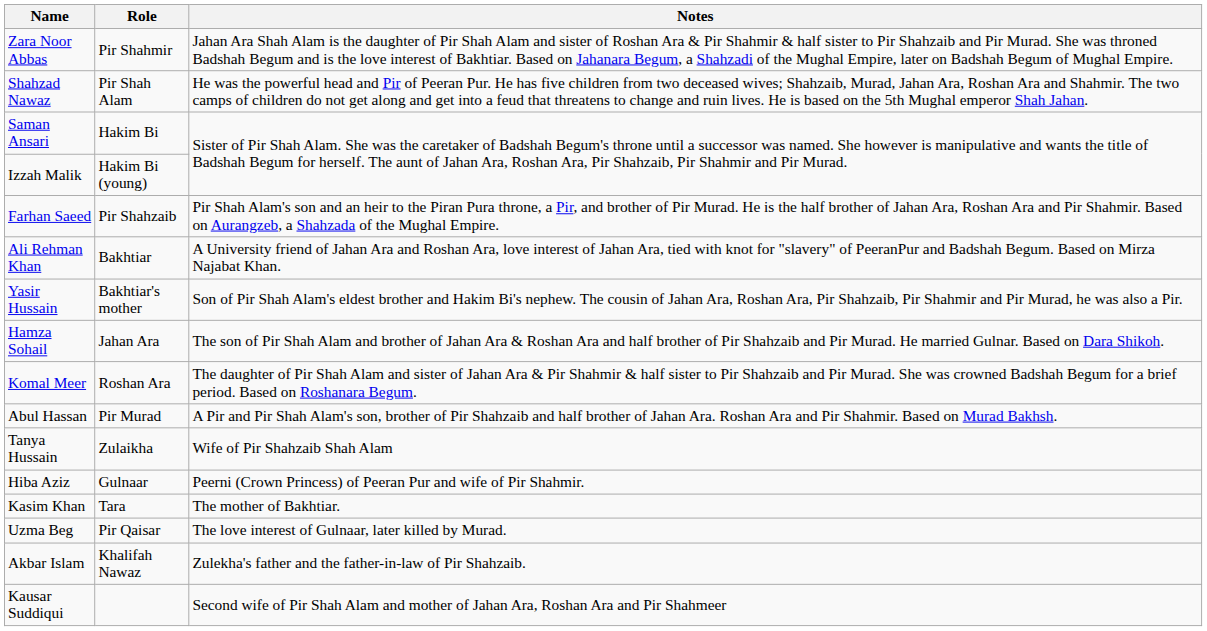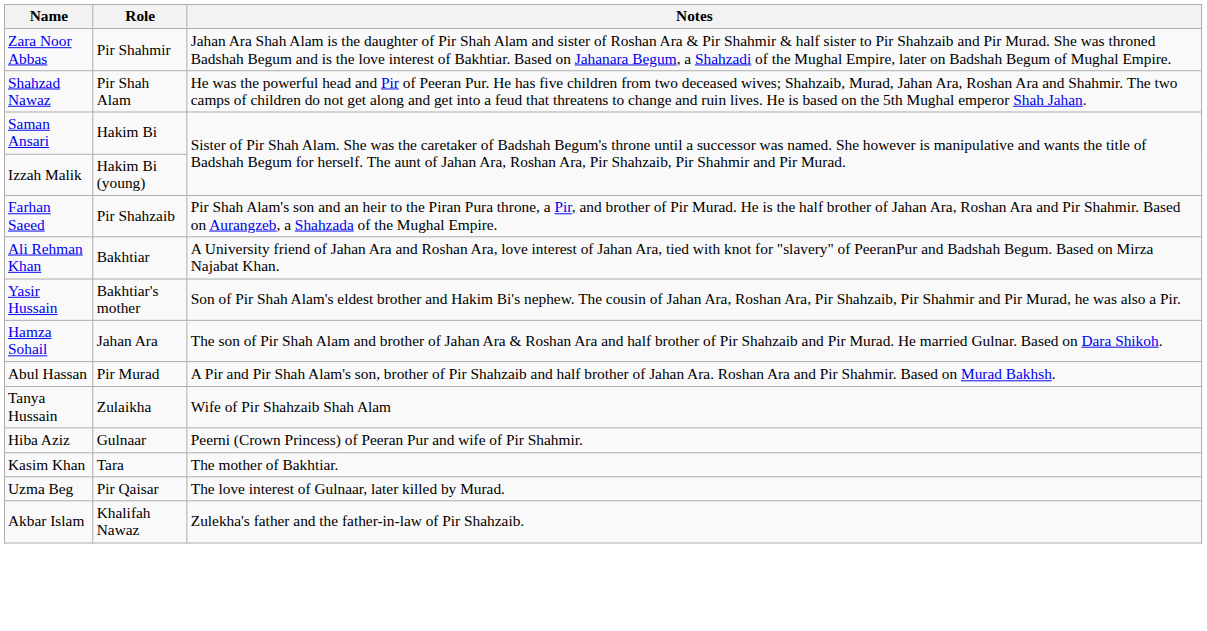- row: (47, 382)
- row: (36, 605)
